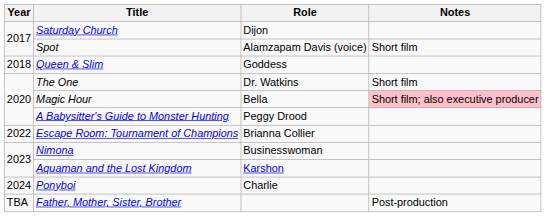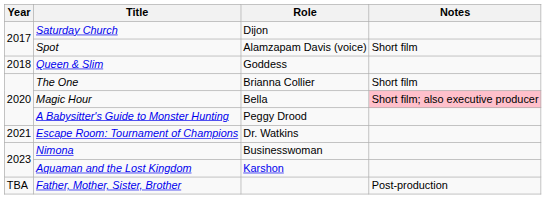(271, 82) Dr. Watkins -> (279, 82) Brianna Collier
(19, 133) 2022 -> (19, 133) 2021
(279, 133) Brianna Collier -> (271, 133) Dr. Watkins
- row: (56, 185)
